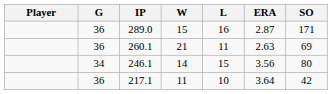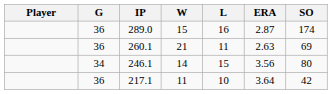(306, 30) 171 -> (306, 30) 174
